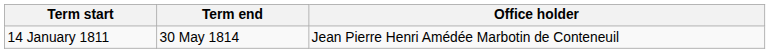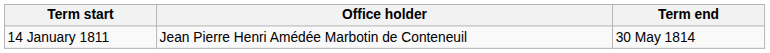columns swapped: (232, 15) <-> (536, 15)
